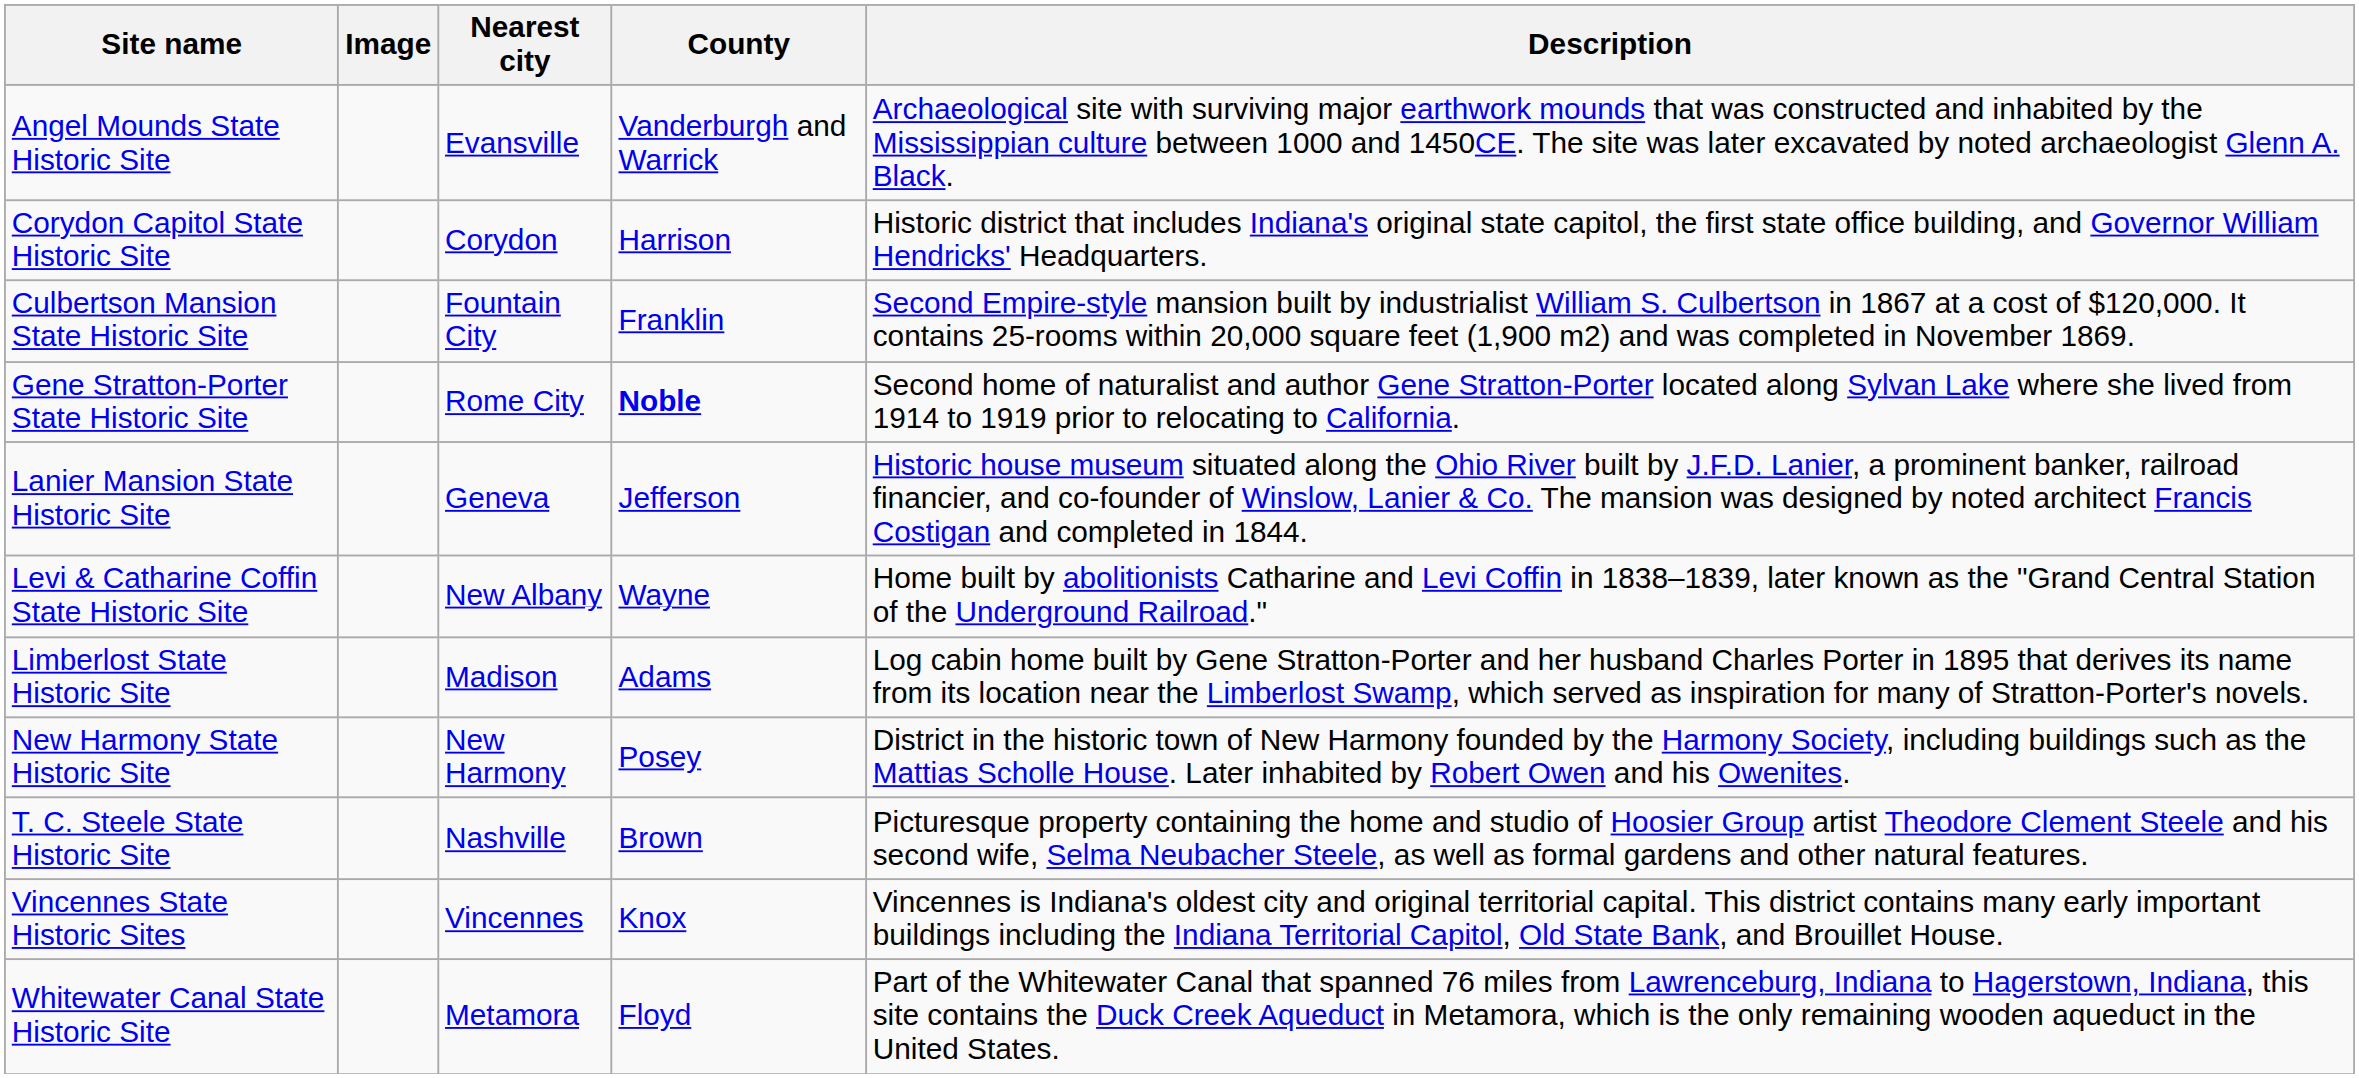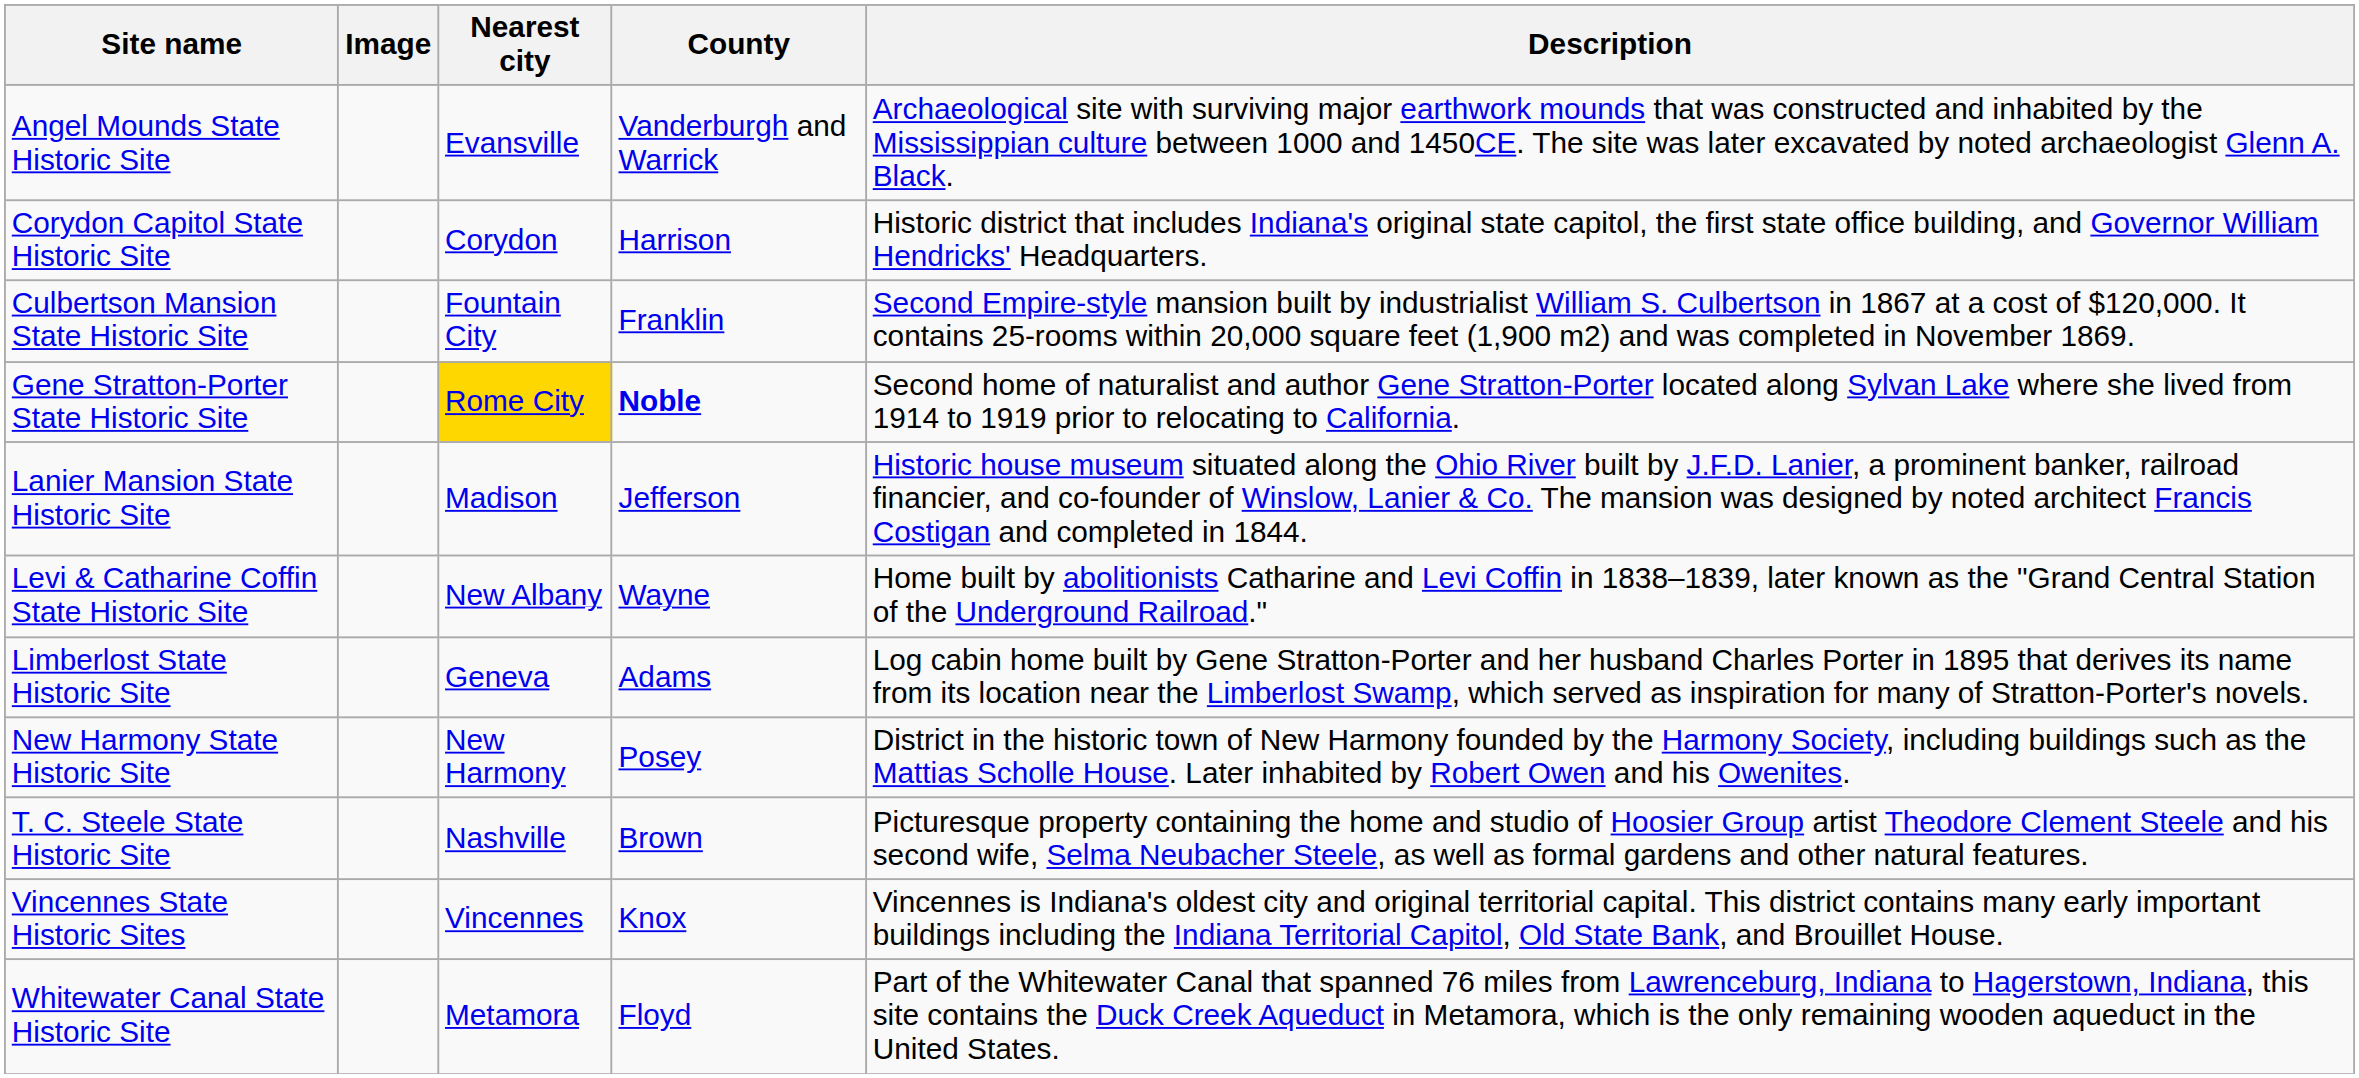(514, 401) no background -> (514, 401) gold background
(497, 498) Geneva -> (501, 498) Madison
(501, 676) Madison -> (497, 676) Geneva
